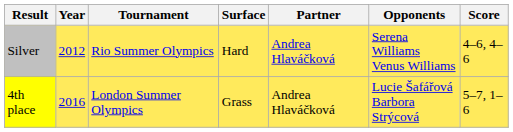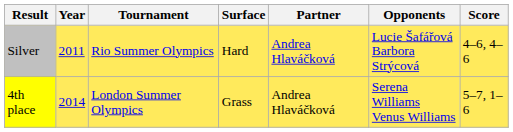(72, 51) 2012 -> (72, 51) 2011
(414, 51) Serena Williams Venus Williams -> (412, 51) Lucie Šafářová Barbora Strýcová
(72, 101) 2016 -> (72, 101) 2014
(412, 101) Lucie Šafářová Barbora Strýcová -> (414, 101) Serena Williams Venus Williams
